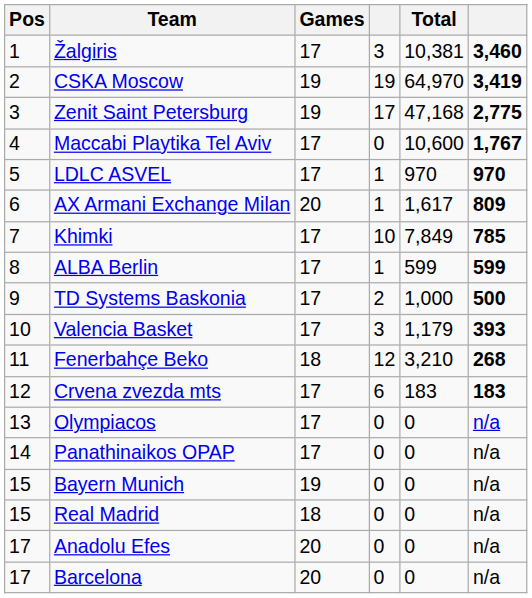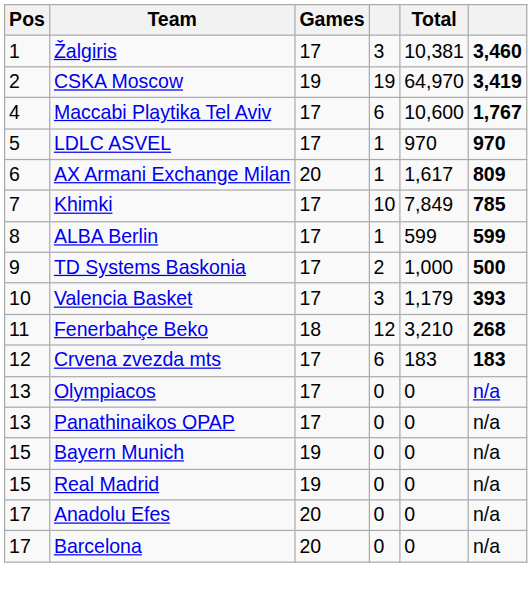- row: (151, 112)
(379, 143) 0 -> (379, 112) 6
(20, 453) 14 -> (20, 422) 13
(310, 515) 18 -> (310, 484) 19
